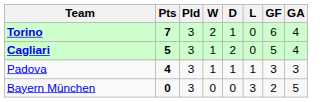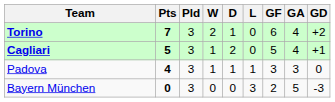+ column: (319, 13)
